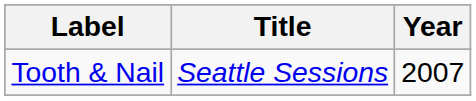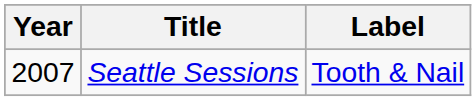columns swapped: (433, 26) <-> (88, 26)
